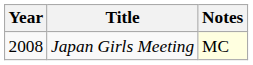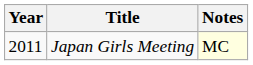(26, 45) 2008 -> (25, 45) 2011
